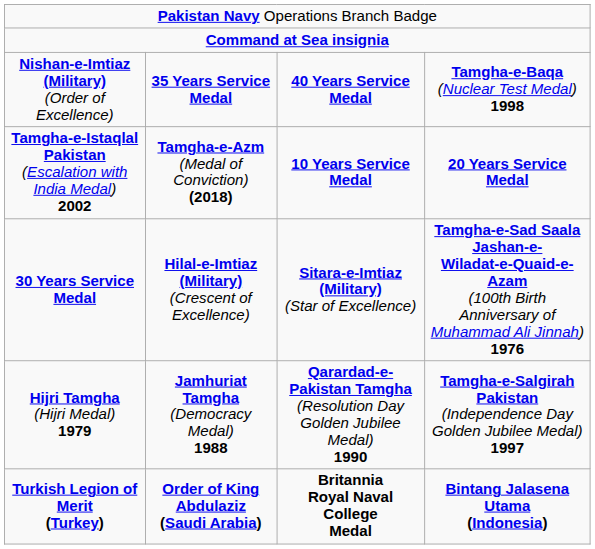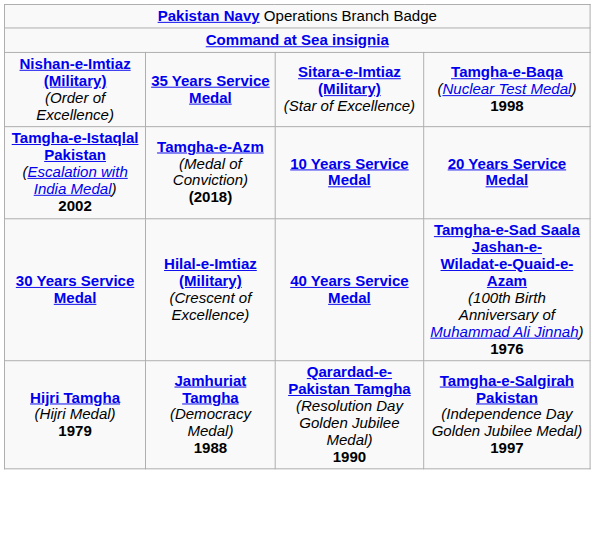(351, 89) 40 Years Service Medal -> (349, 89) Sitara-e-Imtiaz (Military) (Star of Excellence)
(351, 289) Sitara-e-Imtiaz (Military) (Star of Excellence) -> (349, 289) 40 Years Service Medal
- row: (75, 506)
